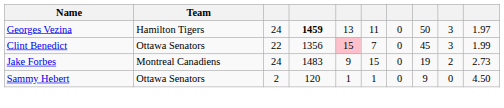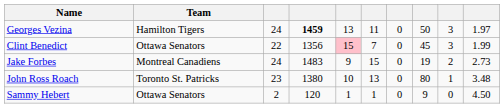+ row: (43, 78)
